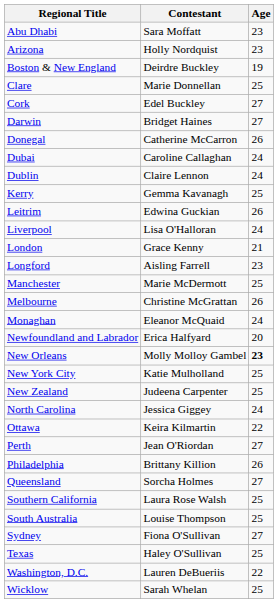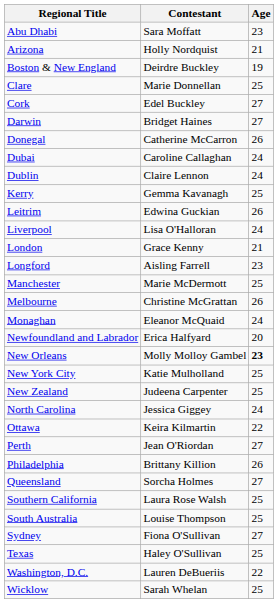(257, 49) 23 -> (257, 49) 21
